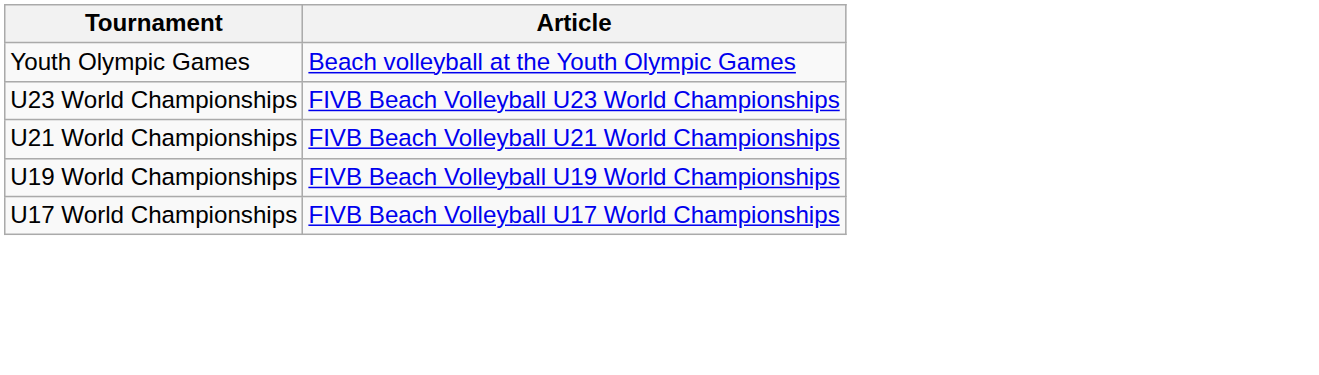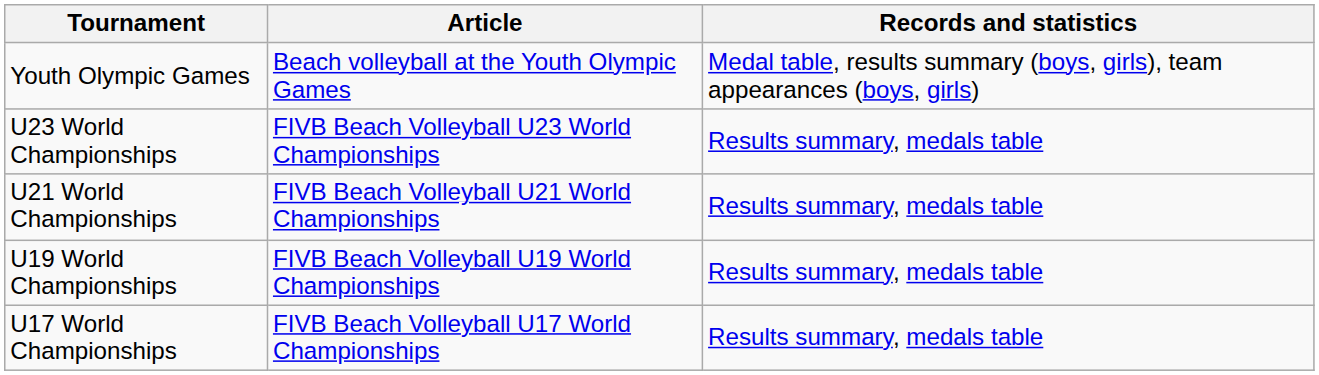+ column: (1008, 23)
